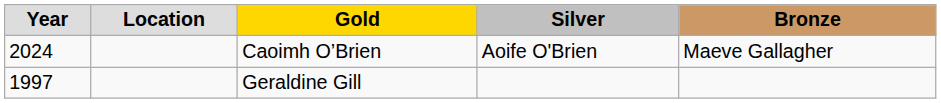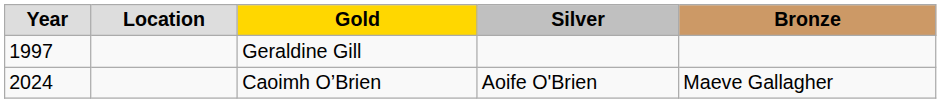rows swapped: (302, 82) <-> (312, 51)
